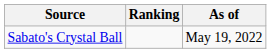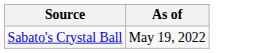- column: (154, 15)
